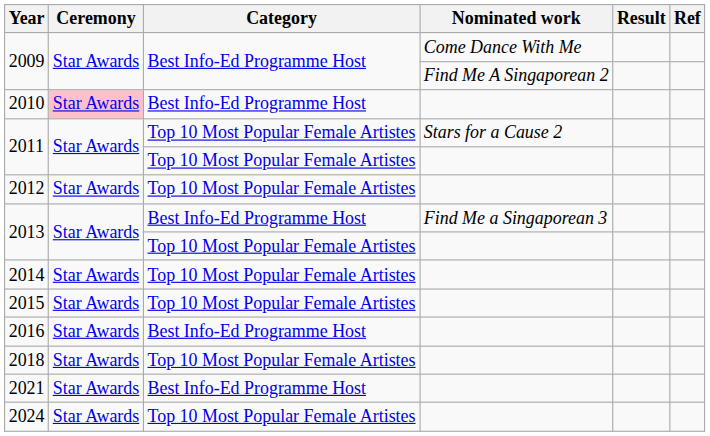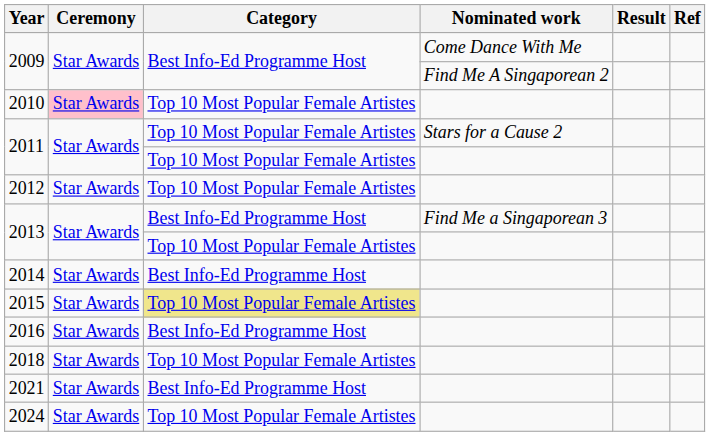(257, 103) Best Info-Ed Programme Host -> (282, 103) Top 10 Most Popular Female Artistes
(282, 274) Top 10 Most Popular Female Artistes -> (257, 274) Best Info-Ed Programme Host
(282, 302) no background -> (282, 302) khaki background
